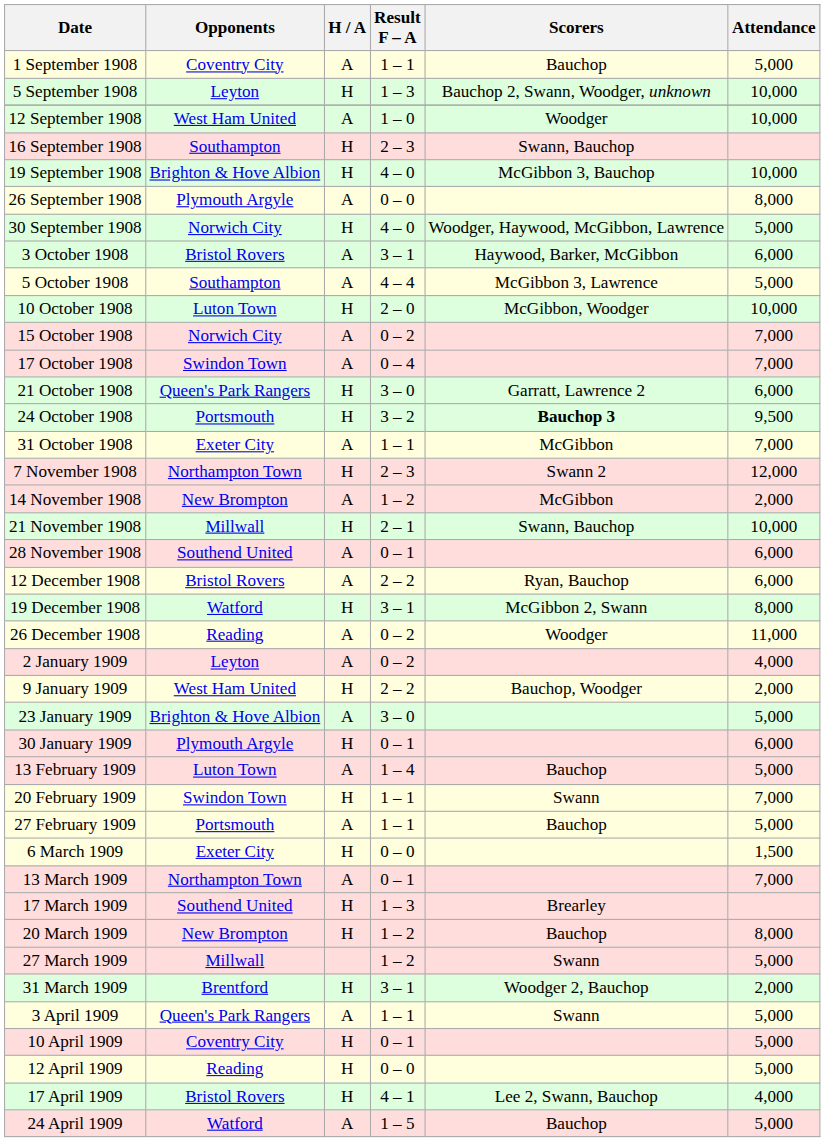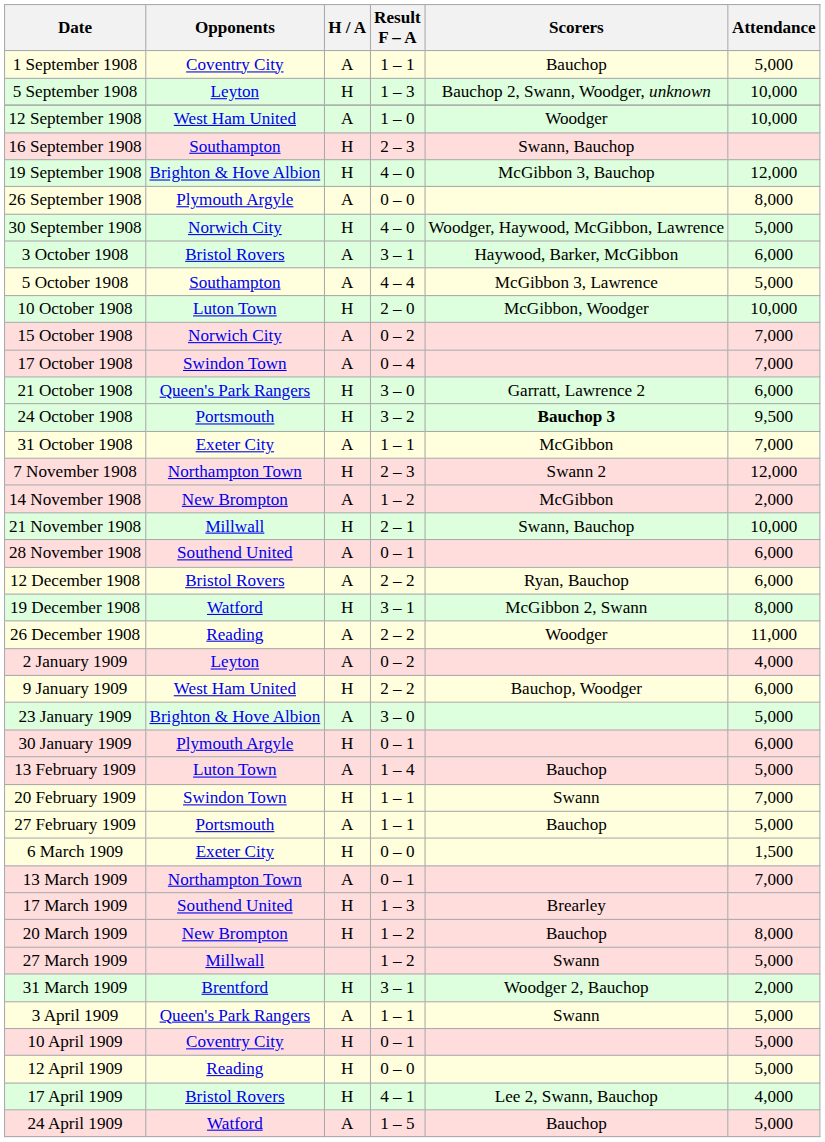(774, 173) 10,000 -> (774, 173) 12,000
(397, 634) 0 – 2 -> (397, 634) 2 – 2
(774, 688) 2,000 -> (774, 688) 6,000
